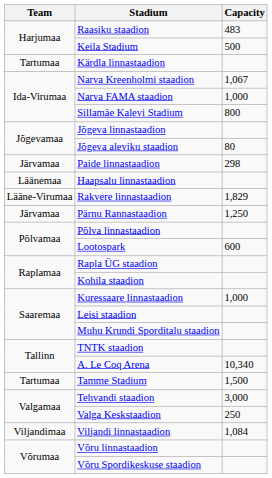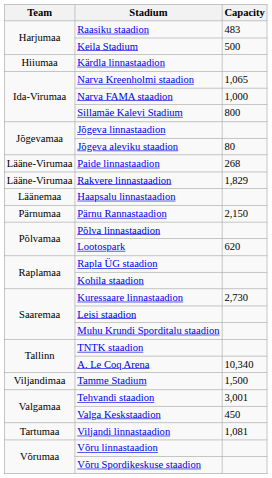(40, 63) Tartumaa -> (40, 63) Hiiumaa
(236, 79) 1,067 -> (236, 79) 1,065
(40, 163) Järvamaa -> (40, 163) Lääne-Virumaa
(232, 163) 298 -> (232, 163) 268
rows swapped: (126, 180) <-> (124, 197)
(40, 213) Järvamaa -> (40, 213) Pärnumaa
(236, 213) 1,250 -> (236, 213) 2,150
(232, 247) 600 -> (232, 247) 620
(236, 297) 1,000 -> (236, 297) 2,730
(40, 381) Tartumaa -> (40, 381) Viljandimaa
(236, 398) 3,000 -> (236, 398) 3,001
(232, 414) 250 -> (232, 414) 450
(40, 431) Viljandimaa -> (40, 431) Tartumaa
(236, 431) 1,084 -> (236, 431) 1,081
